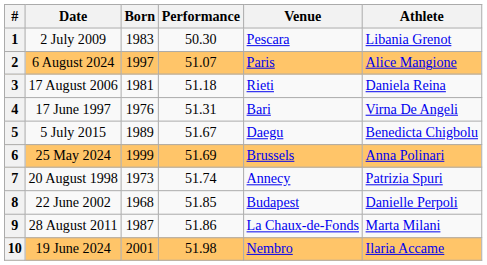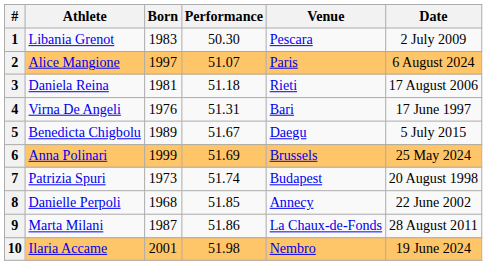columns swapped: (422, 16) <-> (73, 16)
(269, 179) Annecy -> (296, 179) Budapest
(273, 202) Budapest -> (292, 202) Annecy
